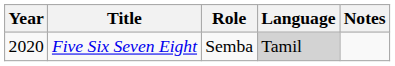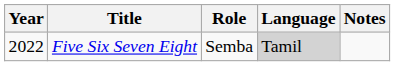(26, 46) 2020 -> (26, 46) 2022
